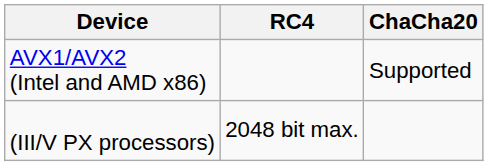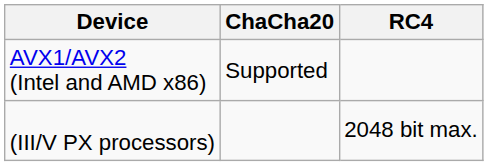columns swapped: (292, 22) <-> (423, 22)
